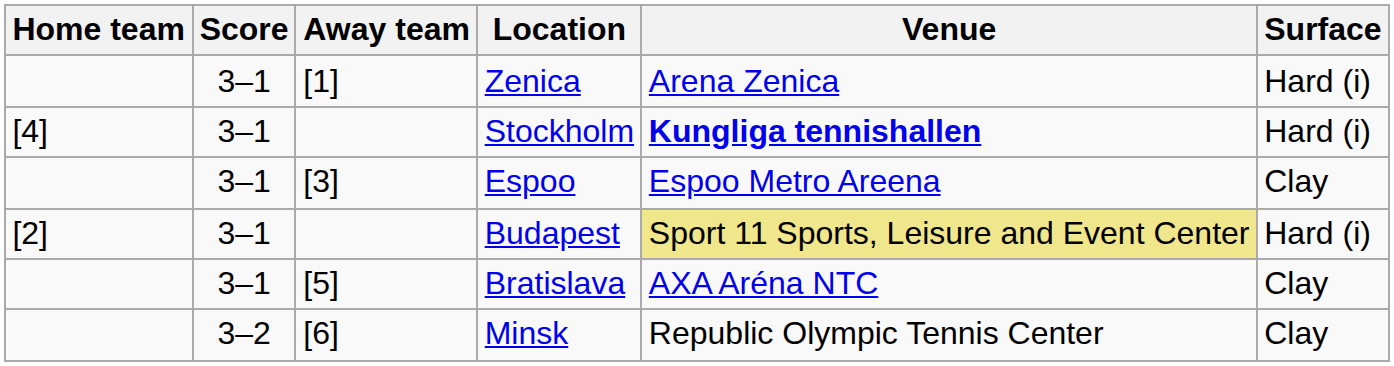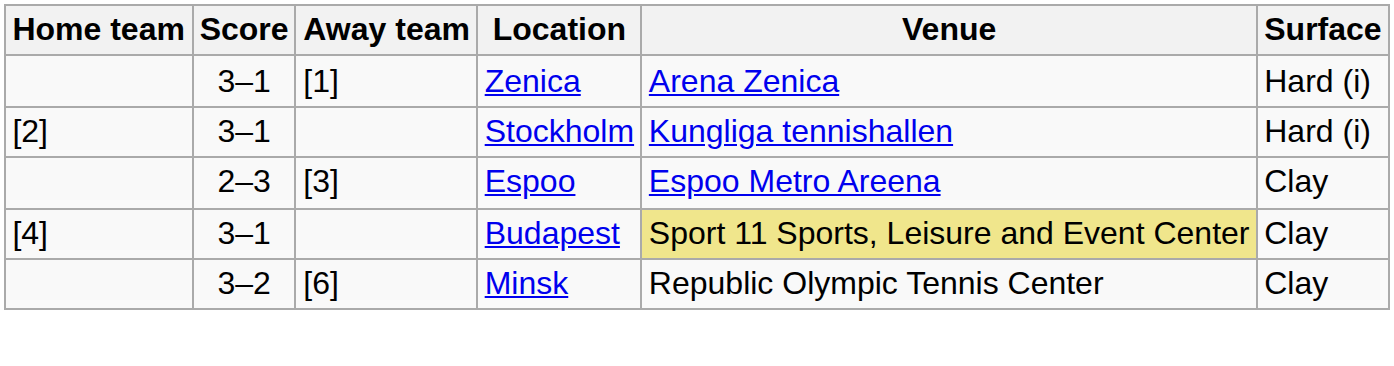(30, 131) [4] -> (30, 131) [2]
(815, 131) bold -> (801, 131) normal
(244, 182) 3–1 -> (244, 182) 2–3
(30, 232) [2] -> (30, 232) [4]
(1318, 232) Hard (i) -> (1296, 232) Clay
- row: (555, 283)
